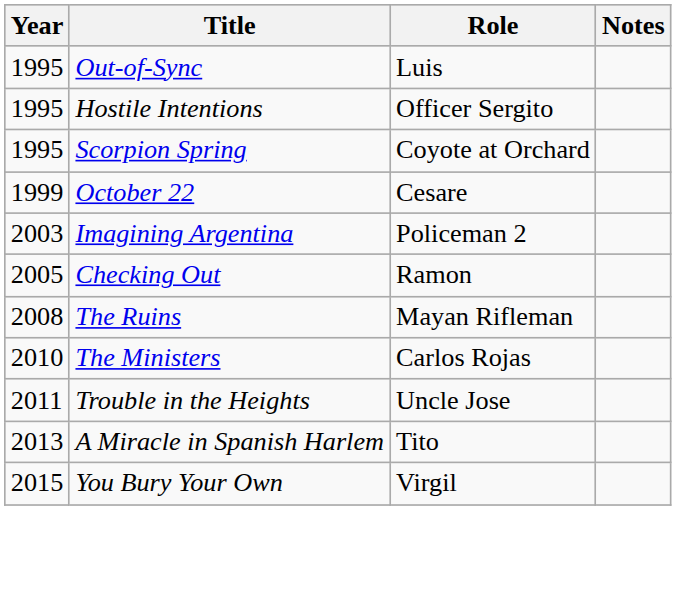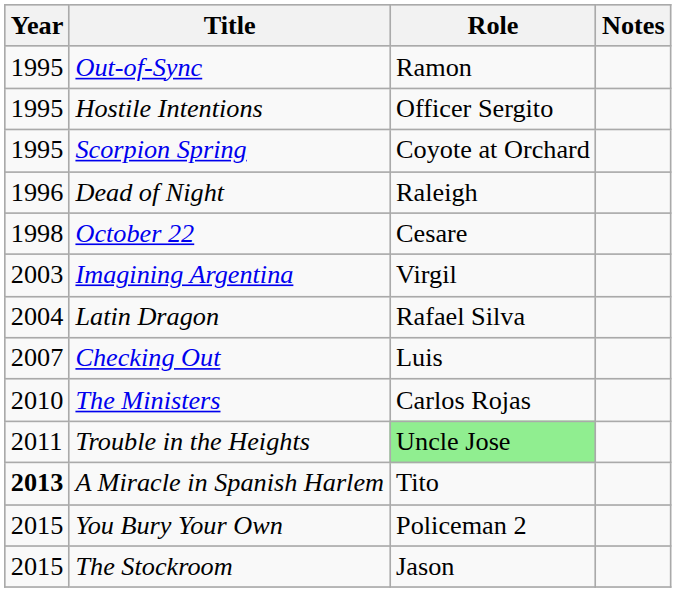(419, 66) Luis -> (434, 66) Ramon
+ row: (150, 191)
(37, 191) 1999 -> (37, 233) 1998
(461, 233) Policeman 2 -> (426, 274) Virgil
+ row: (147, 316)
(37, 274) 2005 -> (37, 358) 2007
(434, 274) Ramon -> (419, 358) Luis
- row: (128, 316)
(453, 399) no background -> (453, 441) lightgreen background
(37, 441) normal -> (37, 483) bold
(426, 483) Virgil -> (461, 524) Policeman 2
+ row: (154, 566)
